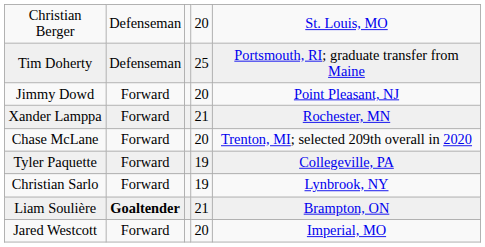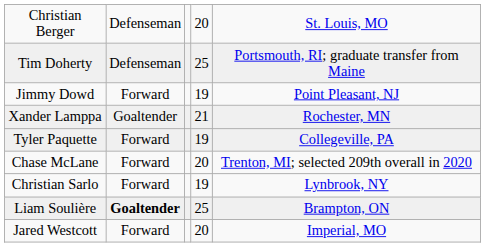(202, 93) 20 -> (202, 93) 19
(145, 116) Forward -> (145, 116) Goaltender
rows swapped: (55, 139) <-> (55, 162)
(202, 208) 21 -> (202, 208) 25
